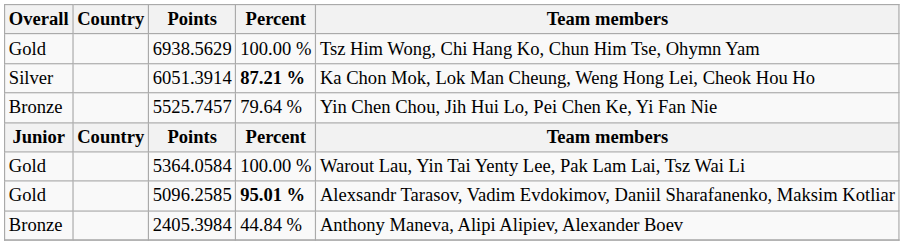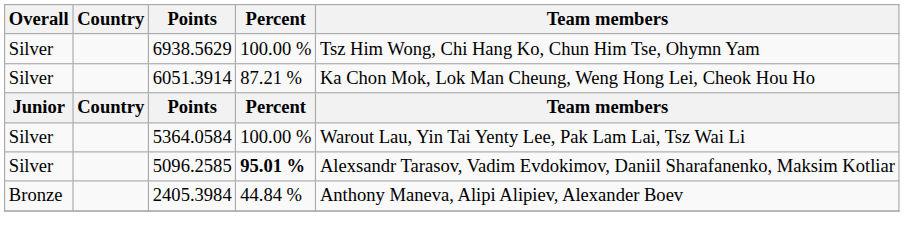(27, 48) Gold -> (31, 48) Silver
(273, 78) bold -> (271, 78) normal
- row: (192, 107)
(27, 166) Gold -> (31, 136) Silver
(27, 195) Gold -> (31, 166) Silver
